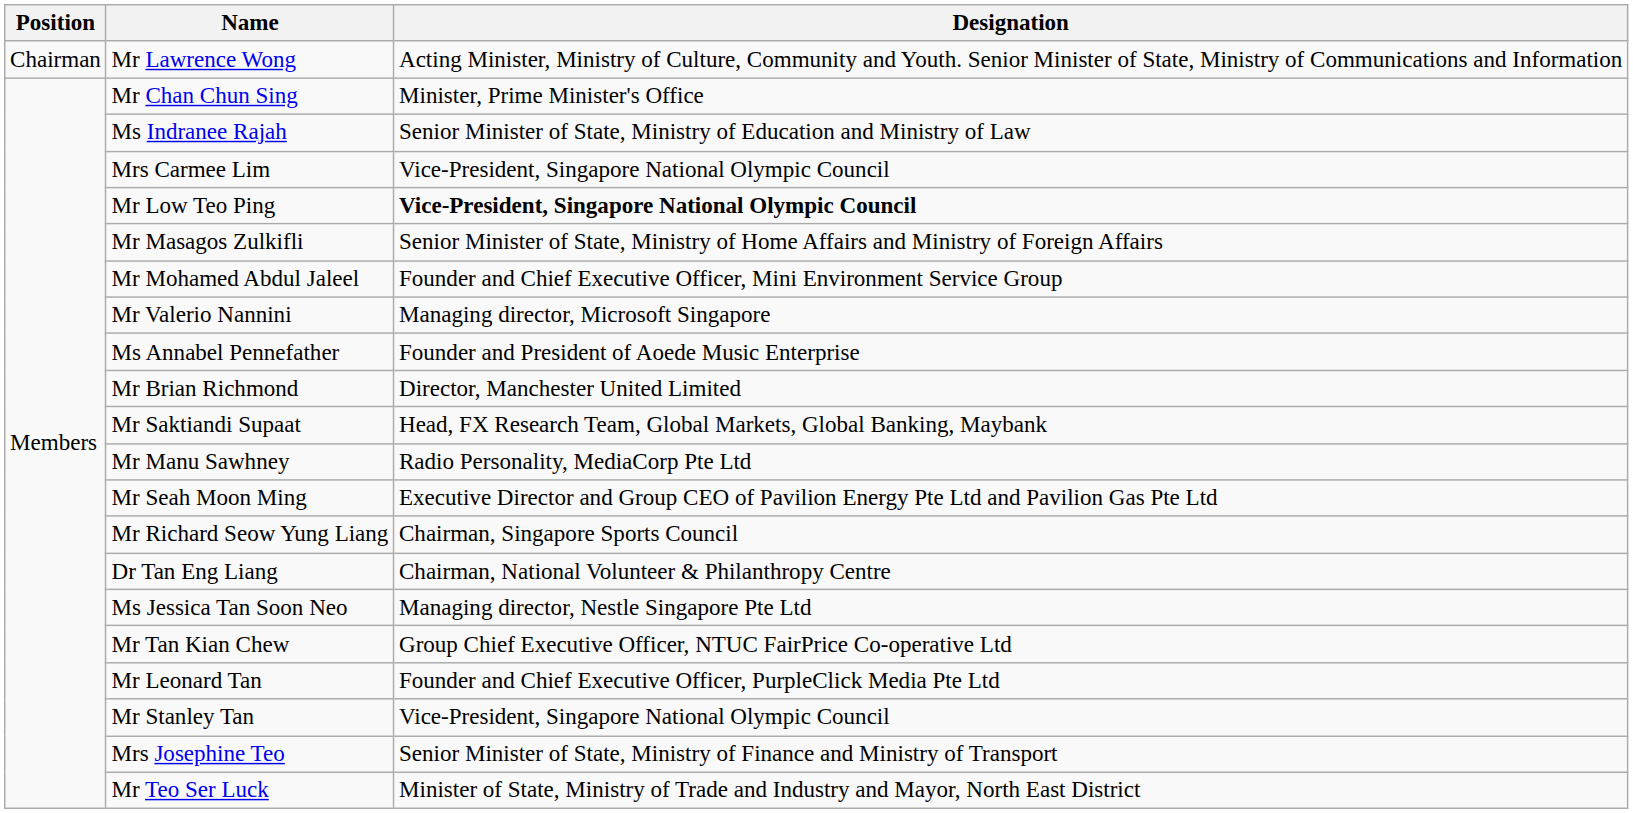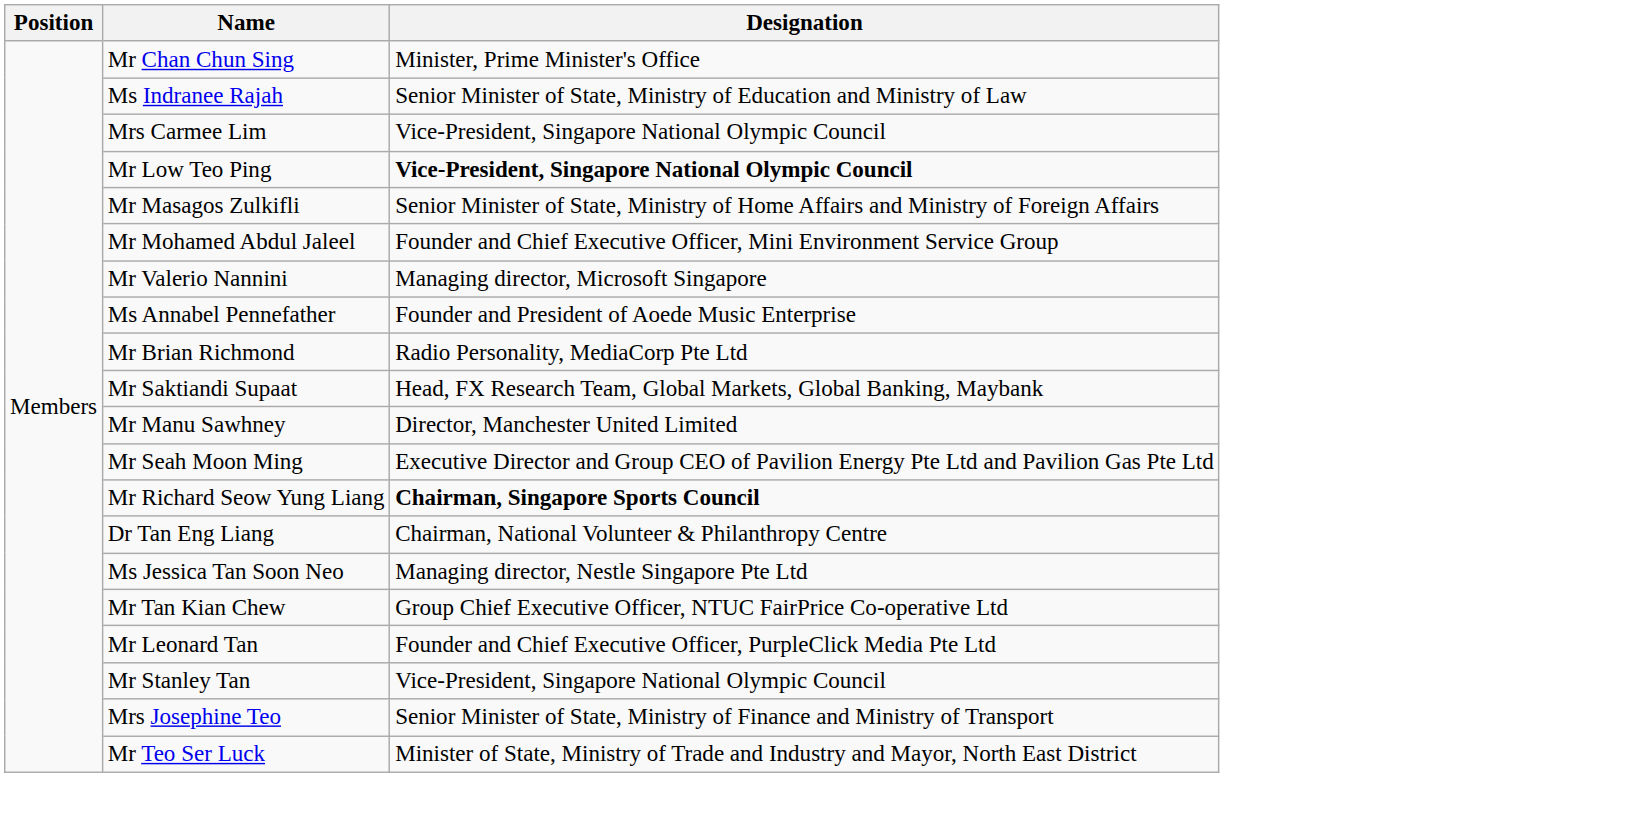- row: (204, 59)
(570, 388) Director, Manchester United Limited -> (571, 351) Radio Personality, MediaCorp Pte Ltd
(575, 461) Radio Personality, MediaCorp Pte Ltd -> (566, 424) Director, Manchester United Limited
(569, 534) normal -> (577, 497) bold
